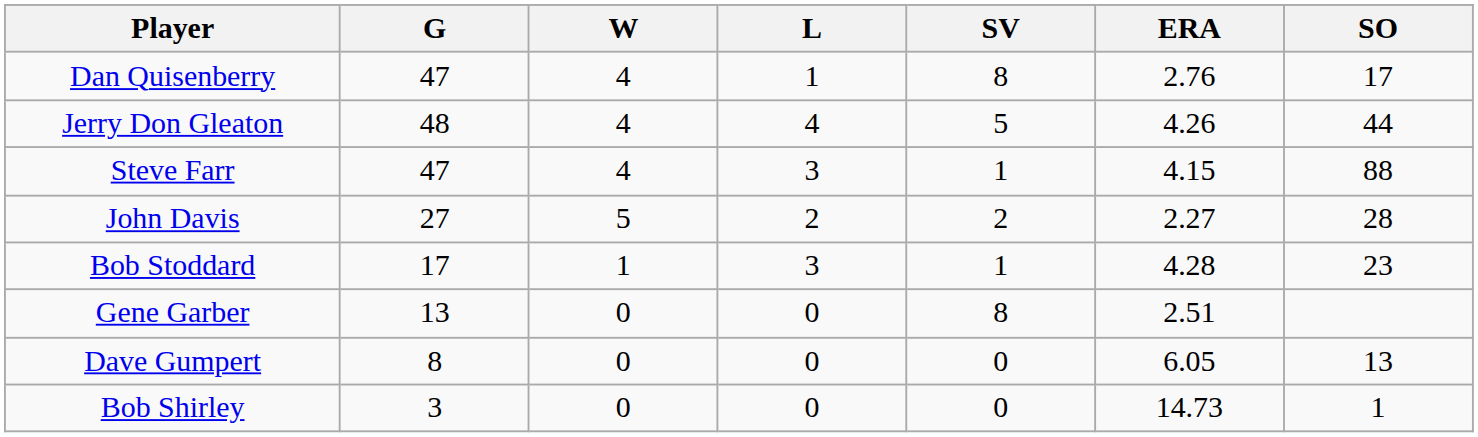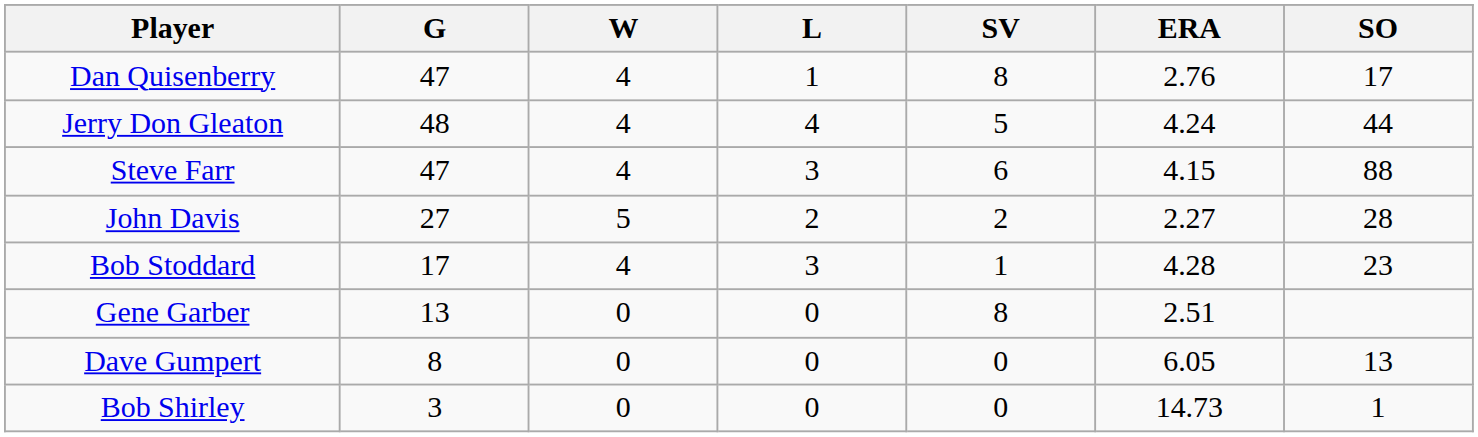(1189, 123) 4.26 -> (1189, 123) 4.24
(1001, 170) 1 -> (1001, 170) 6
(623, 265) 1 -> (623, 265) 4
